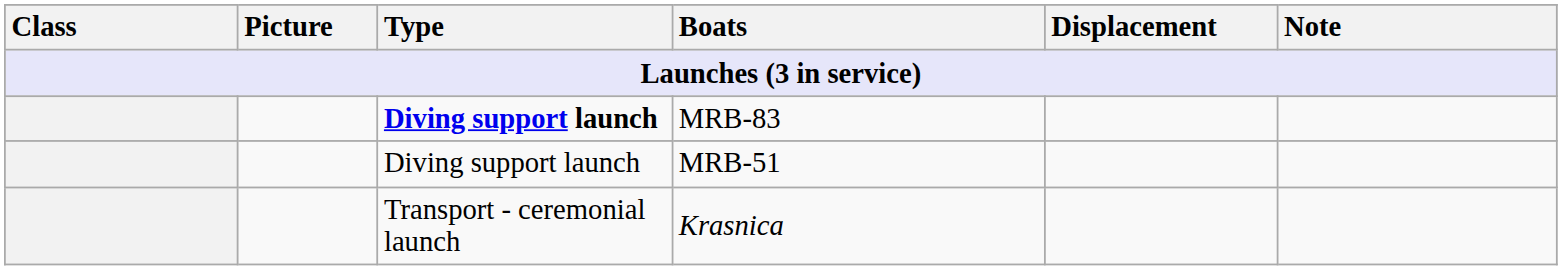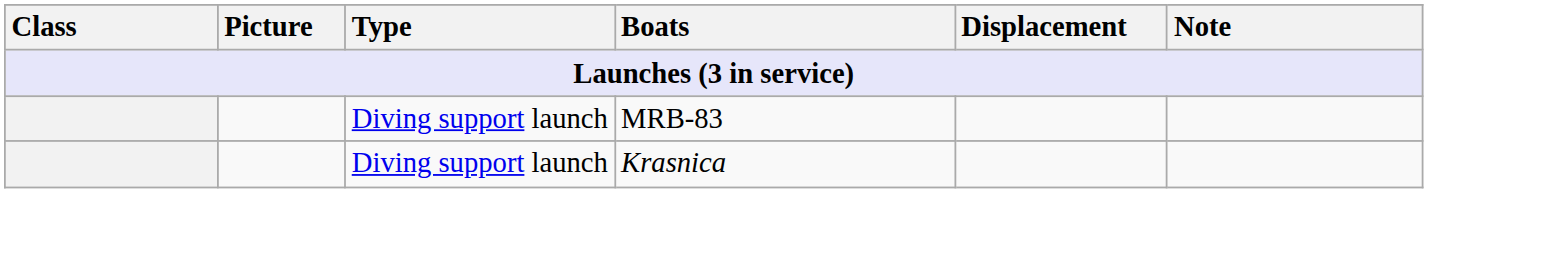(521, 118) bold -> (480, 118) normal
- row: (730, 163)
(515, 225) Transport - ceremonial launch -> (480, 163) Diving support launch
